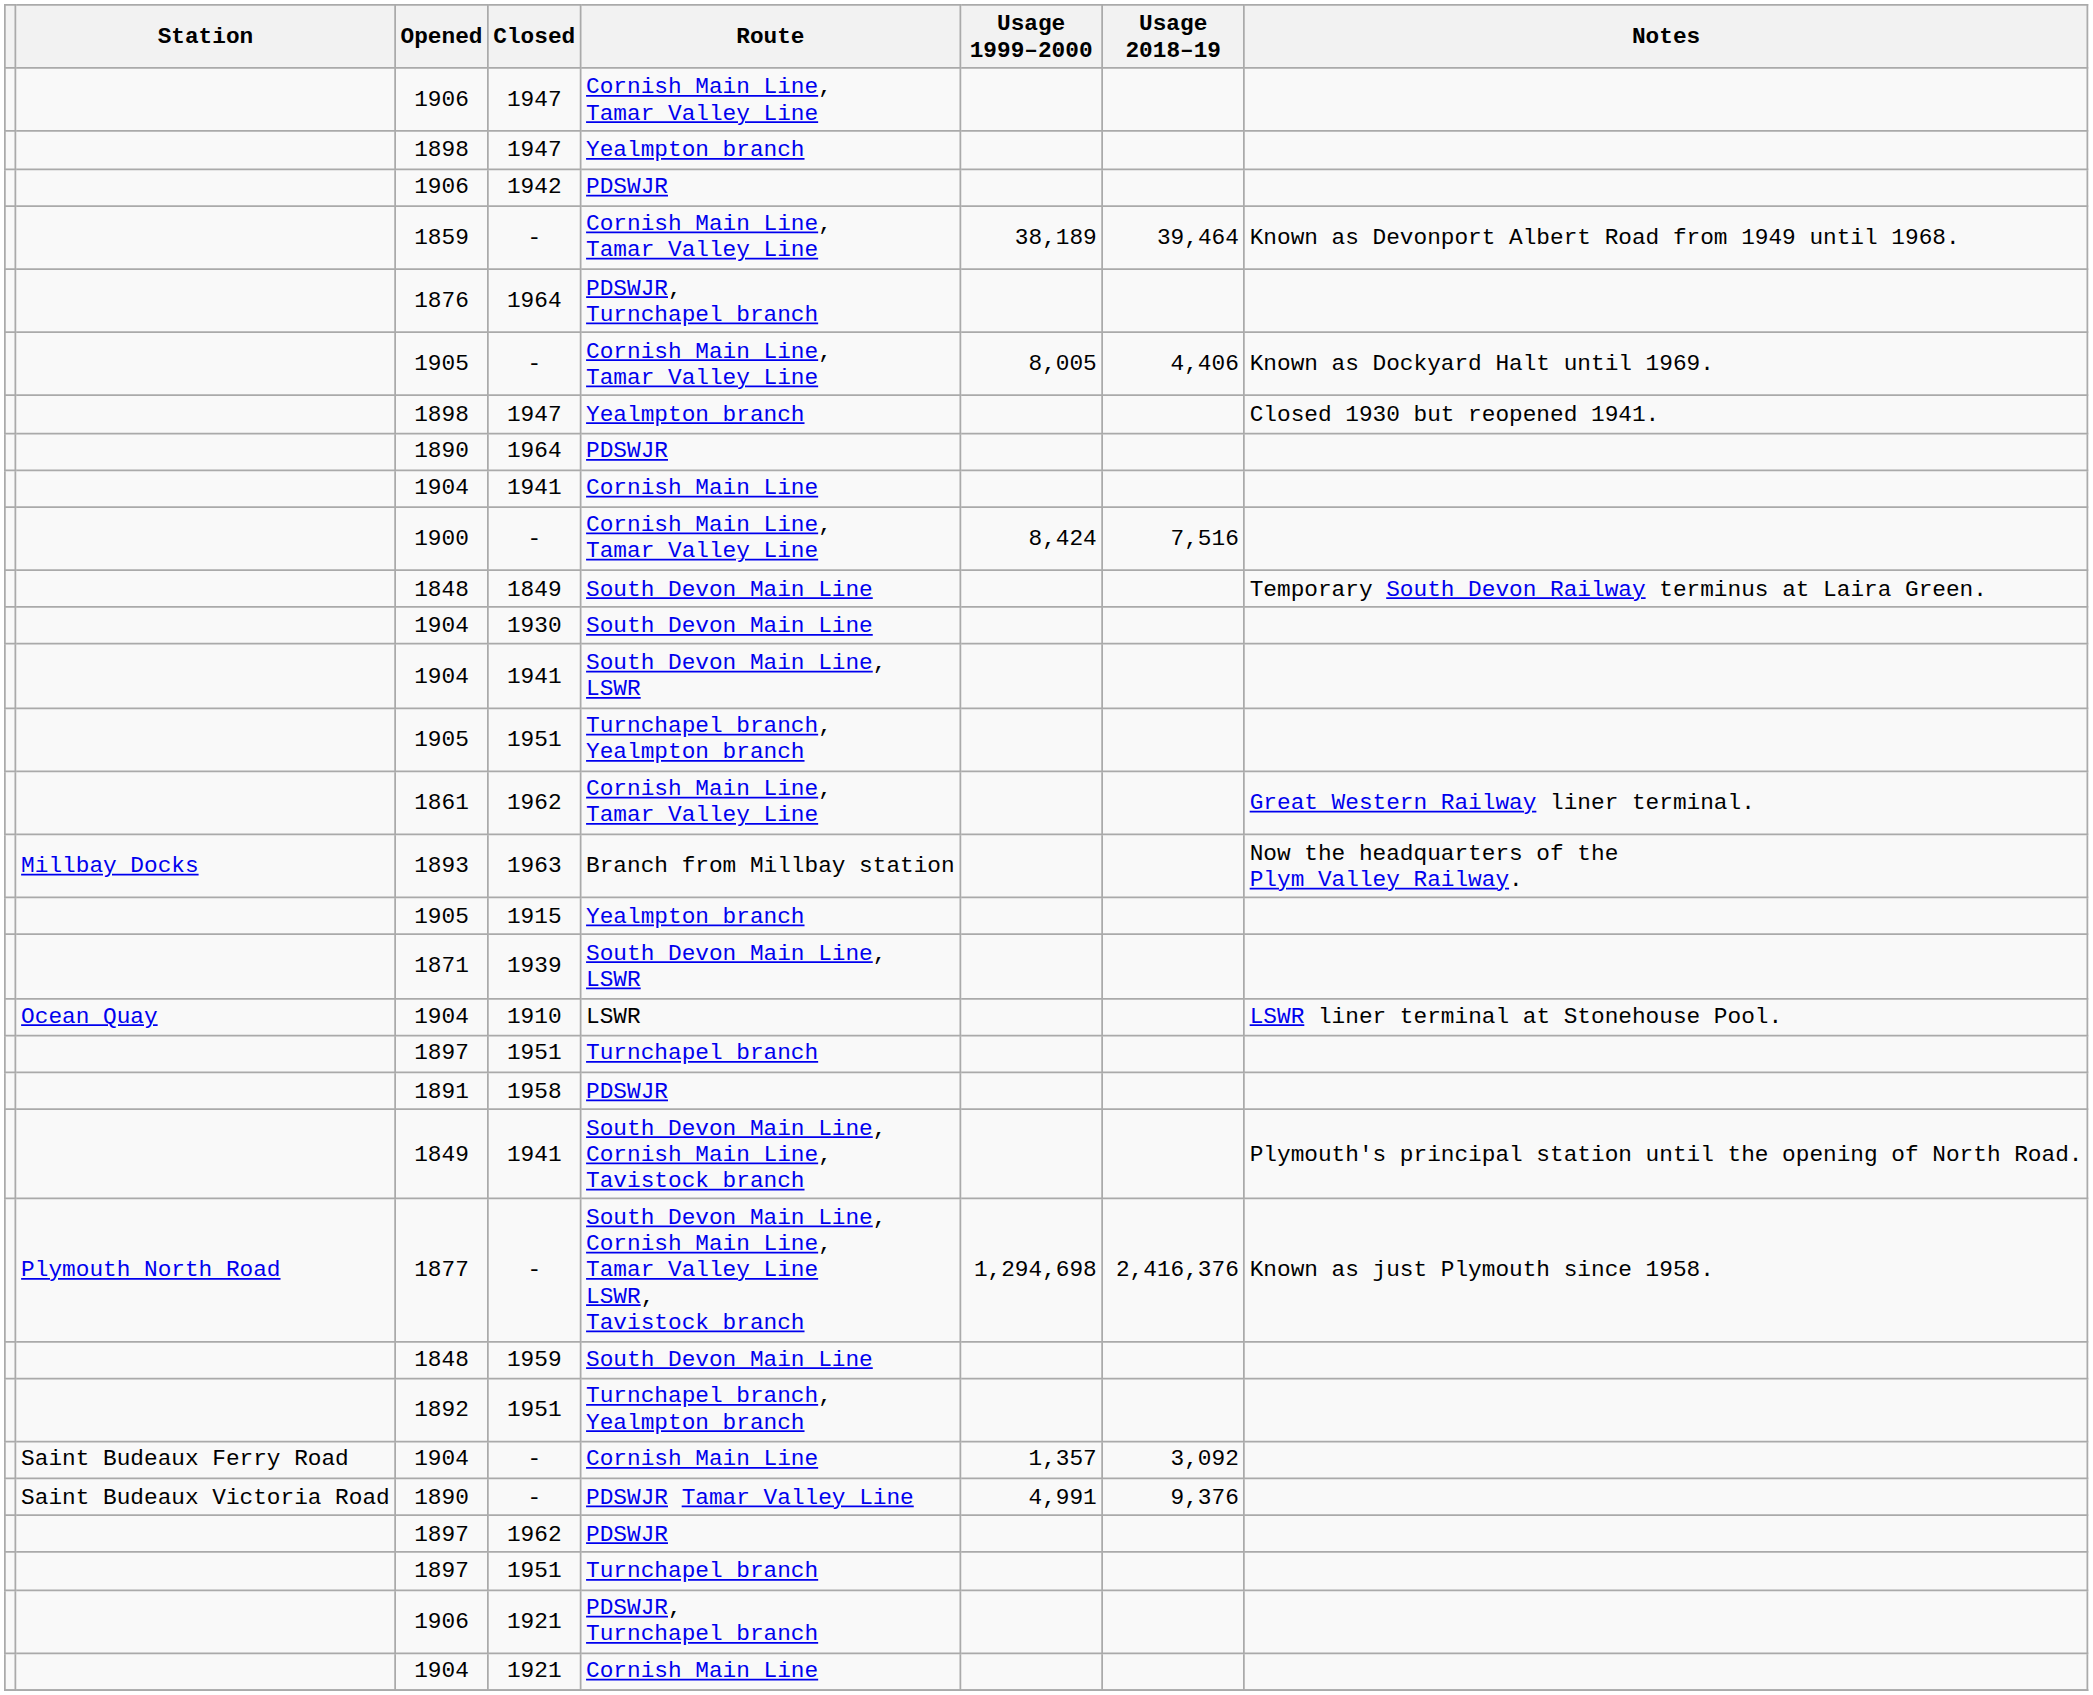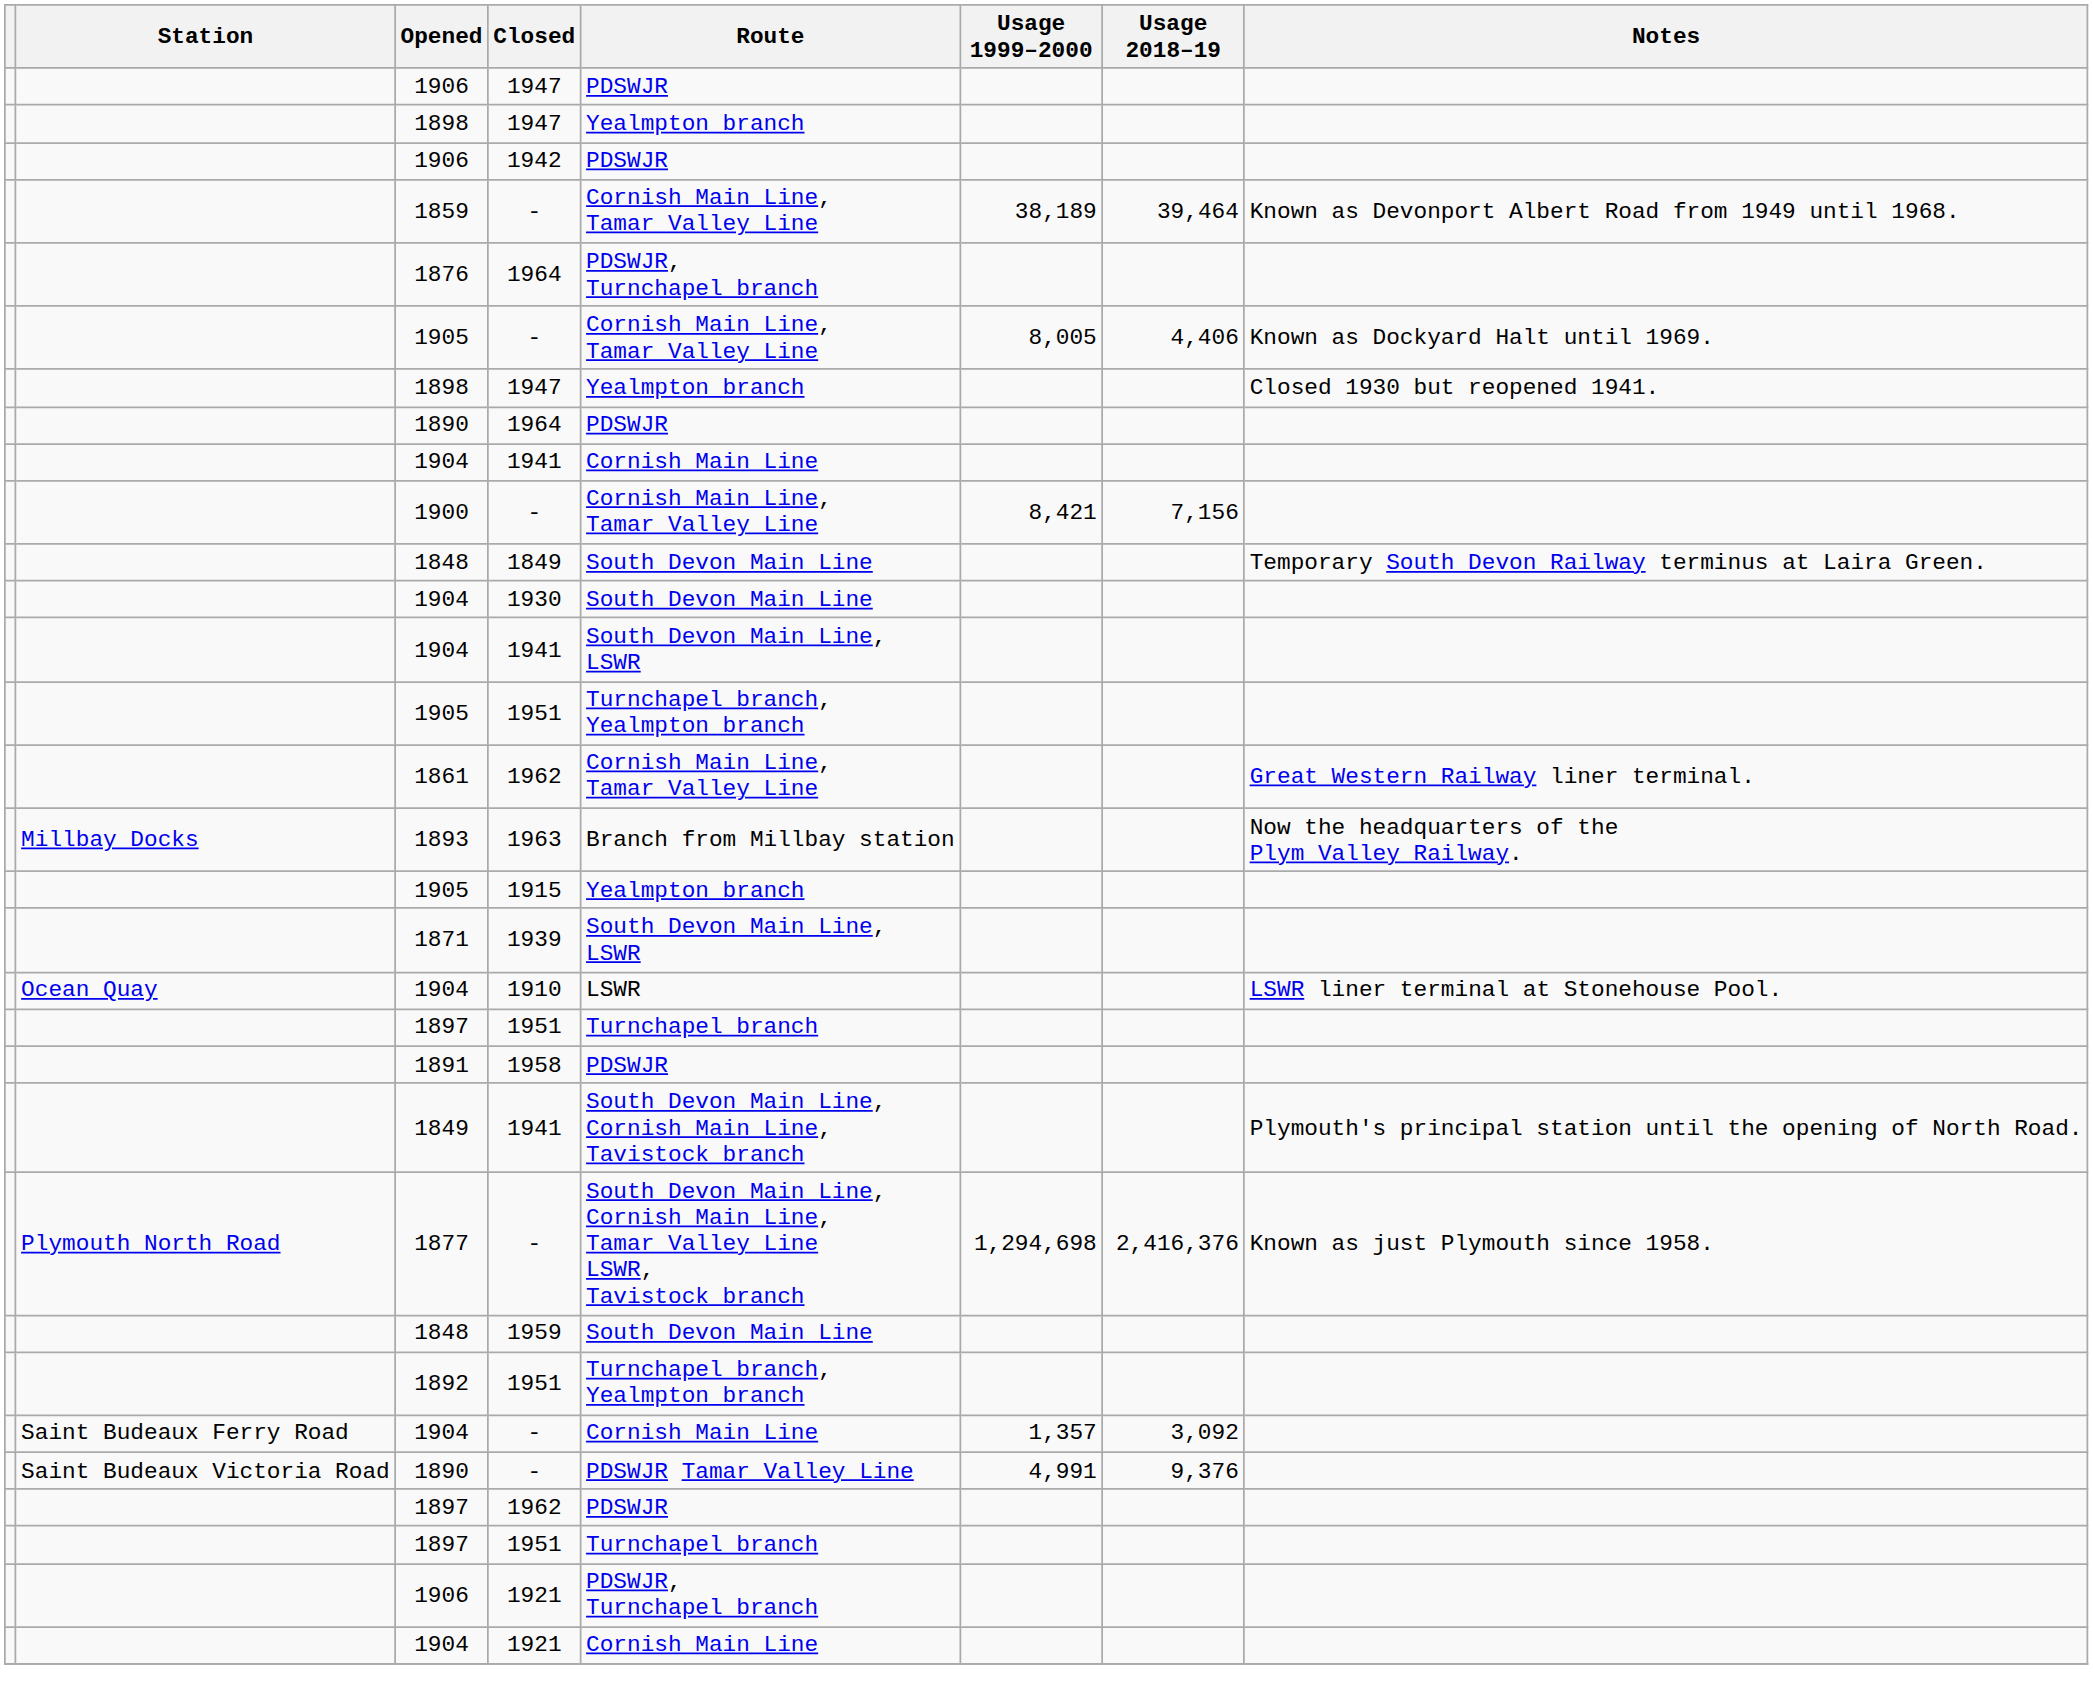(709, 100) Cornish Main Line, Tamar Valley Line -> (627, 87) PDSWJR
(1063, 539) 8,424 -> (1063, 512) 8,421
(1205, 539) 7,516 -> (1205, 512) 7,156
